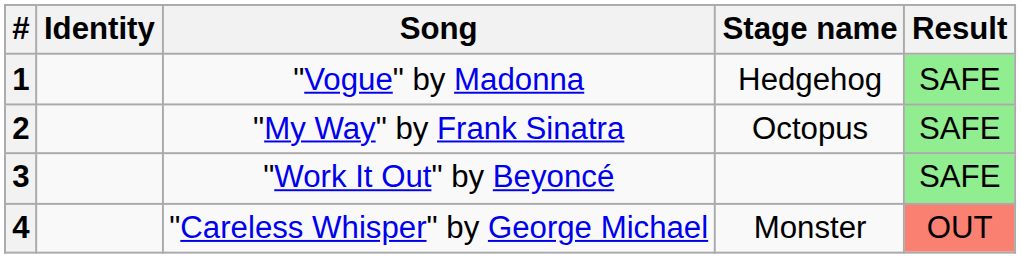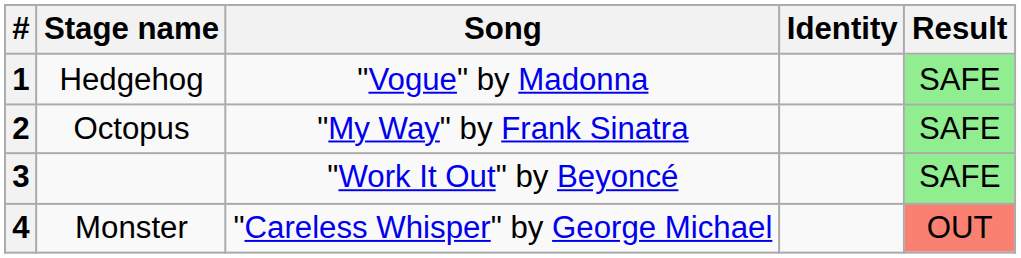columns swapped: (810, 29) <-> (99, 29)
